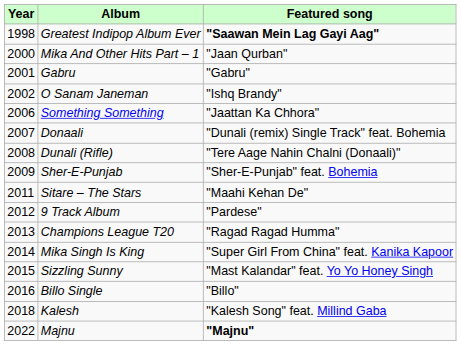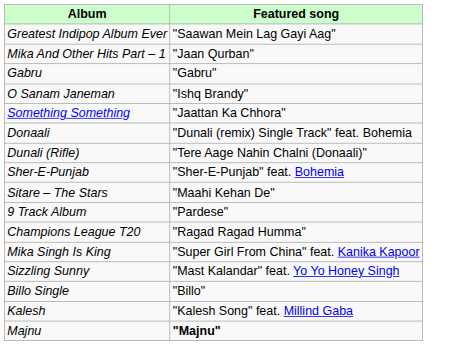- column: (21, 14)
(293, 34) bold -> (254, 34) normal
